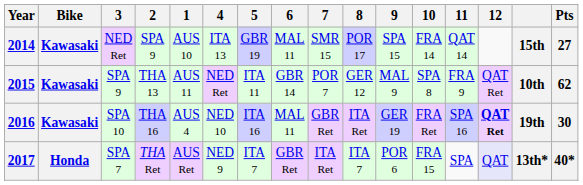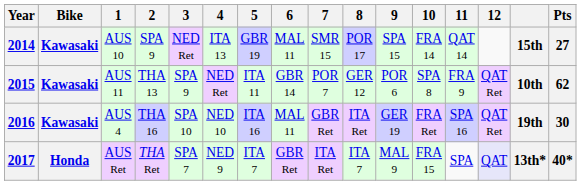columns swapped: (186, 16) <-> (118, 16)
(394, 84) MAL 9 -> (394, 84) POR 6
(495, 122) bold -> (494, 122) normal
(394, 161) POR 6 -> (394, 161) MAL 9
